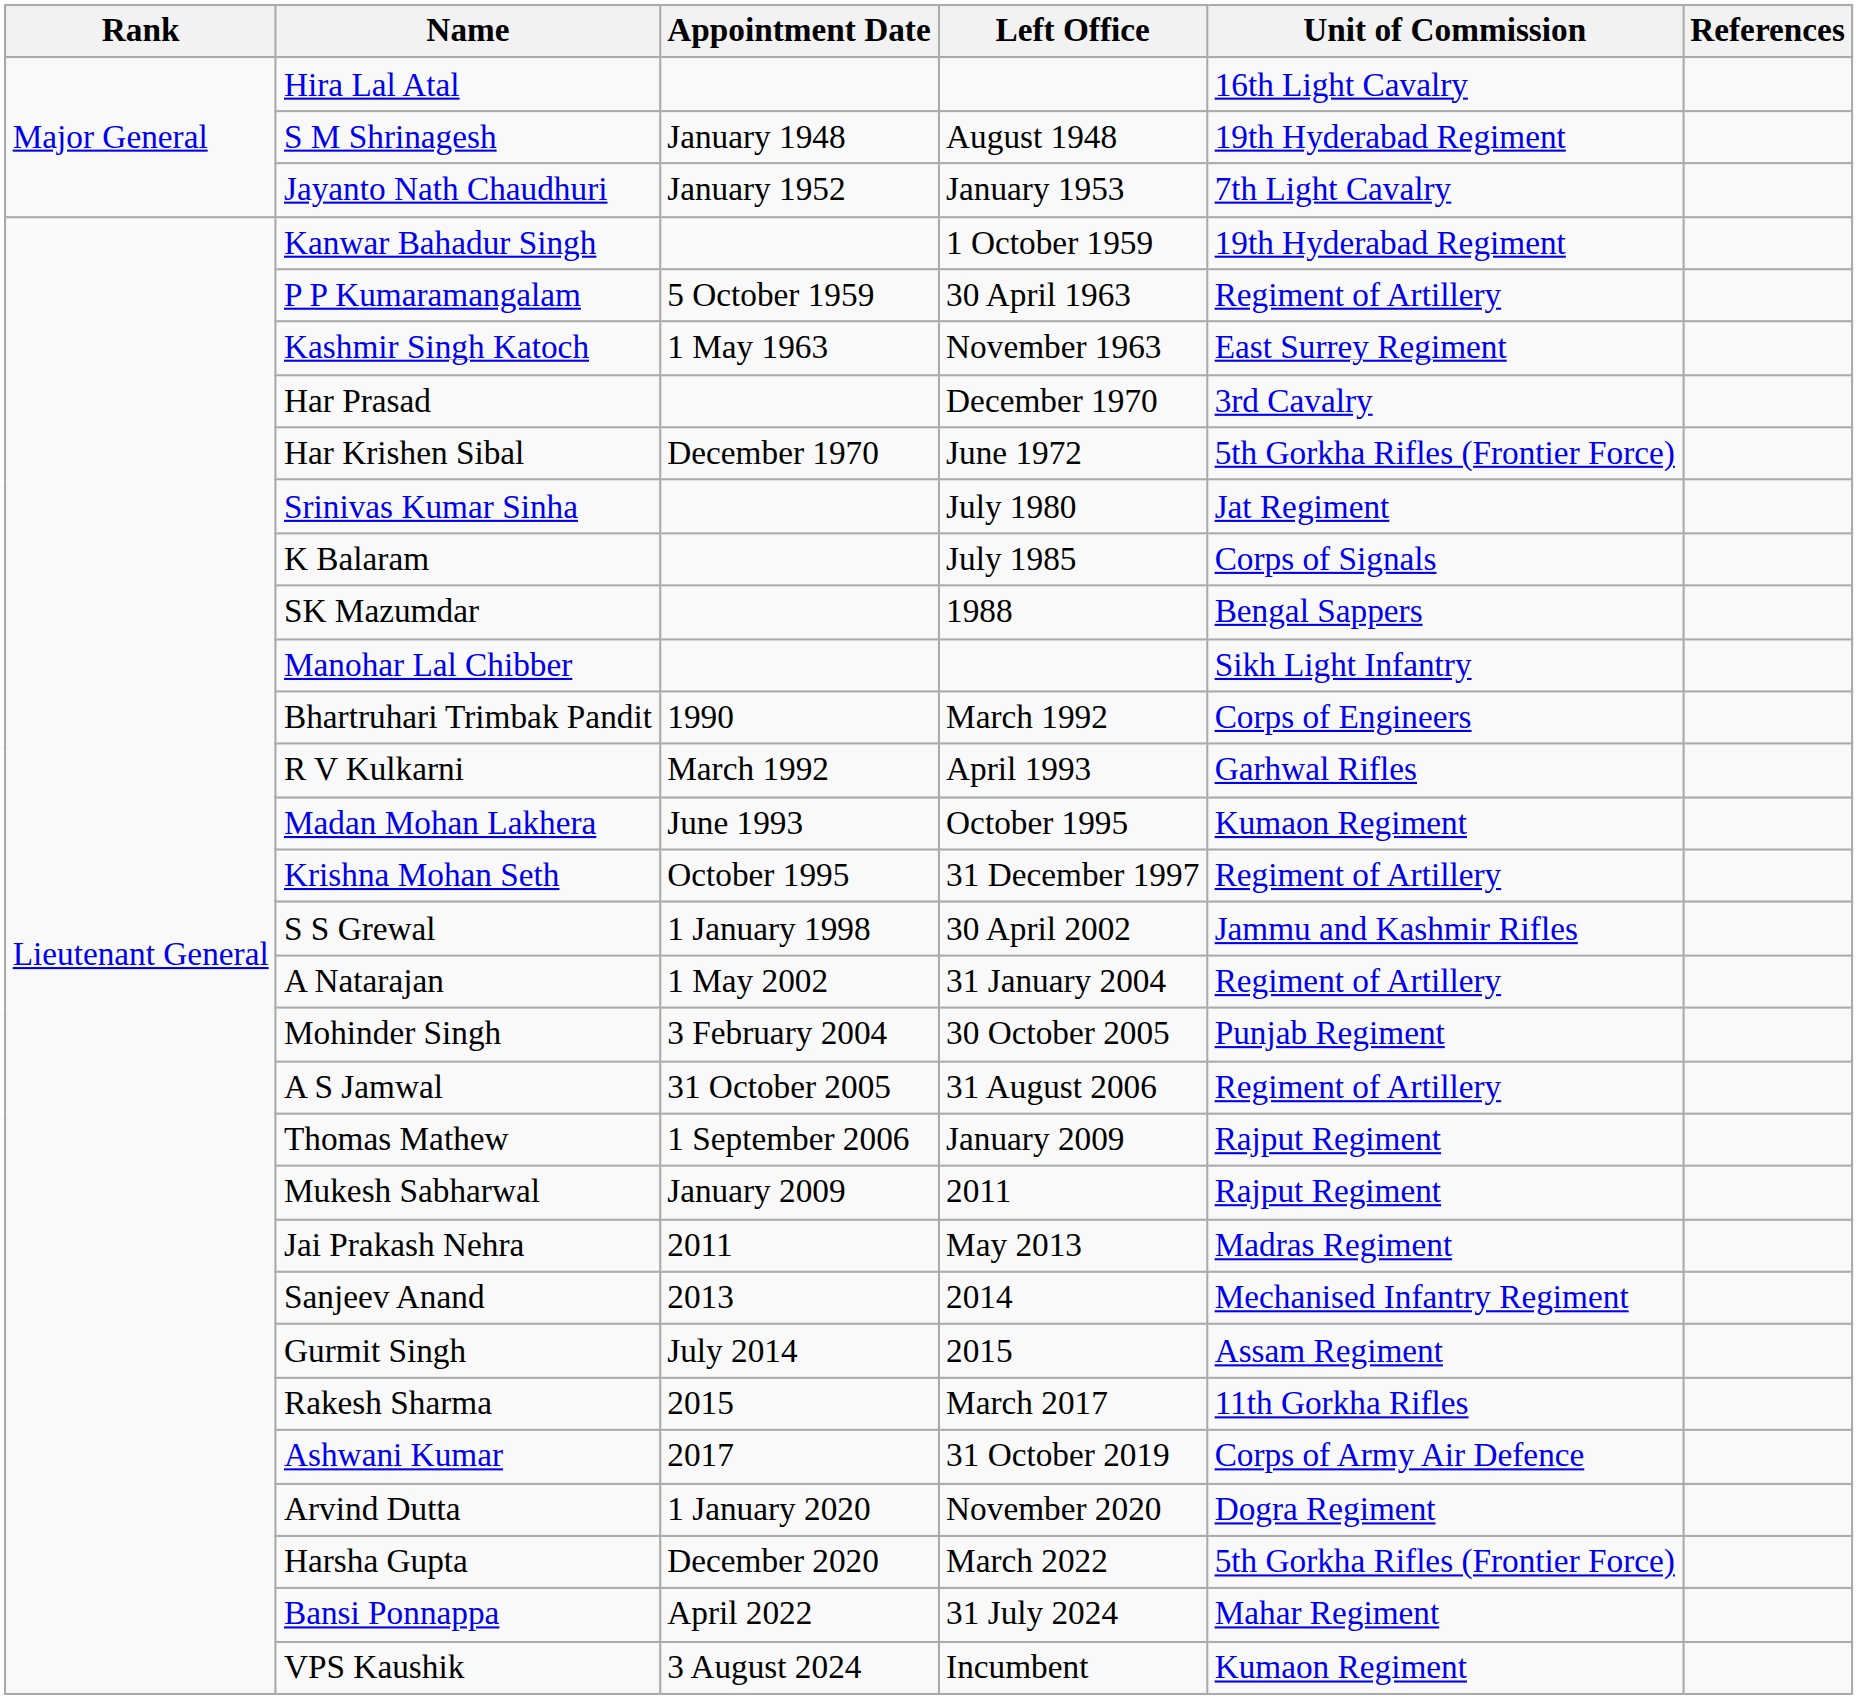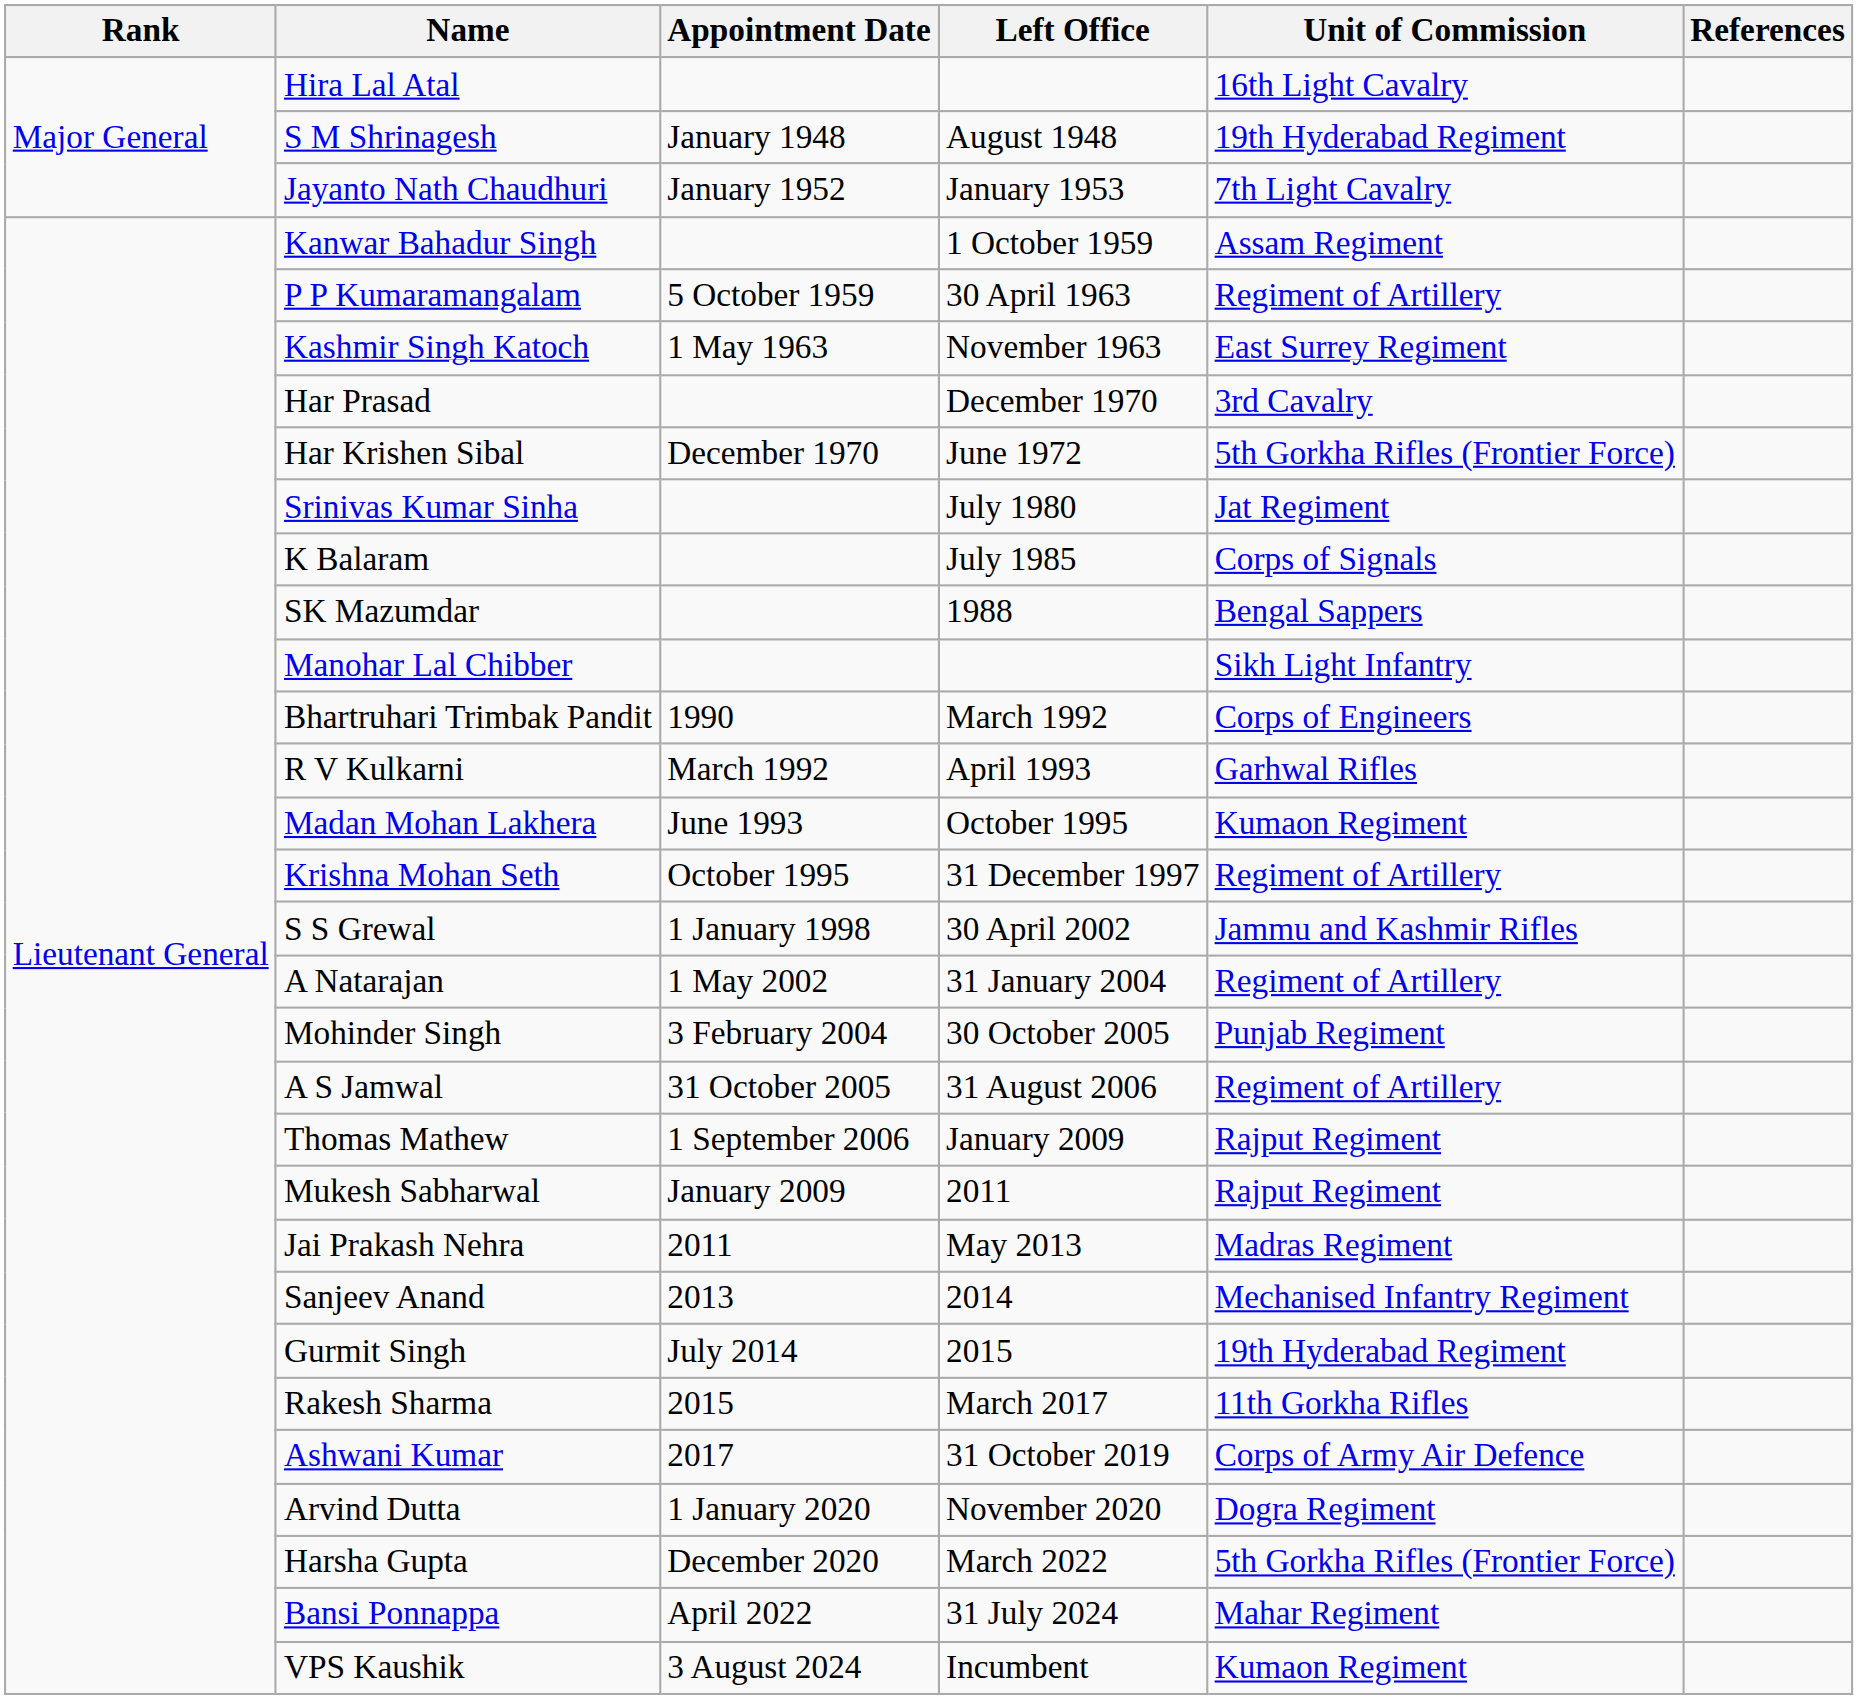(1390, 242) 19th Hyderabad Regiment -> (1329, 242) Assam Regiment
(1329, 1350) Assam Regiment -> (1390, 1350) 19th Hyderabad Regiment
